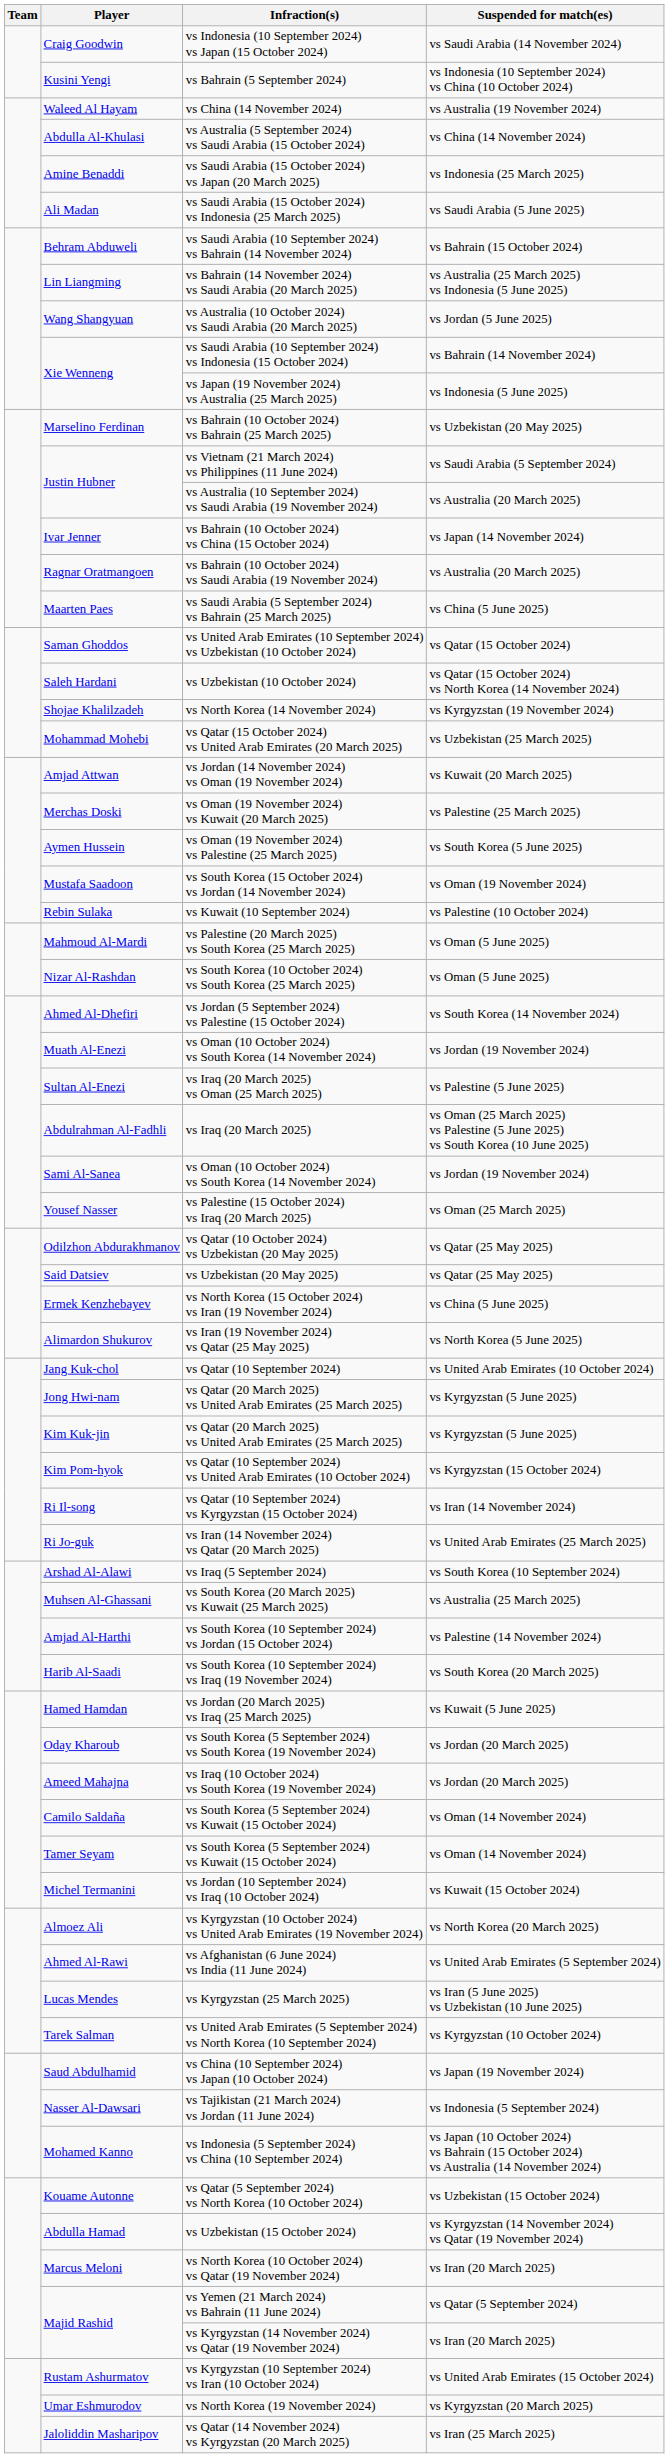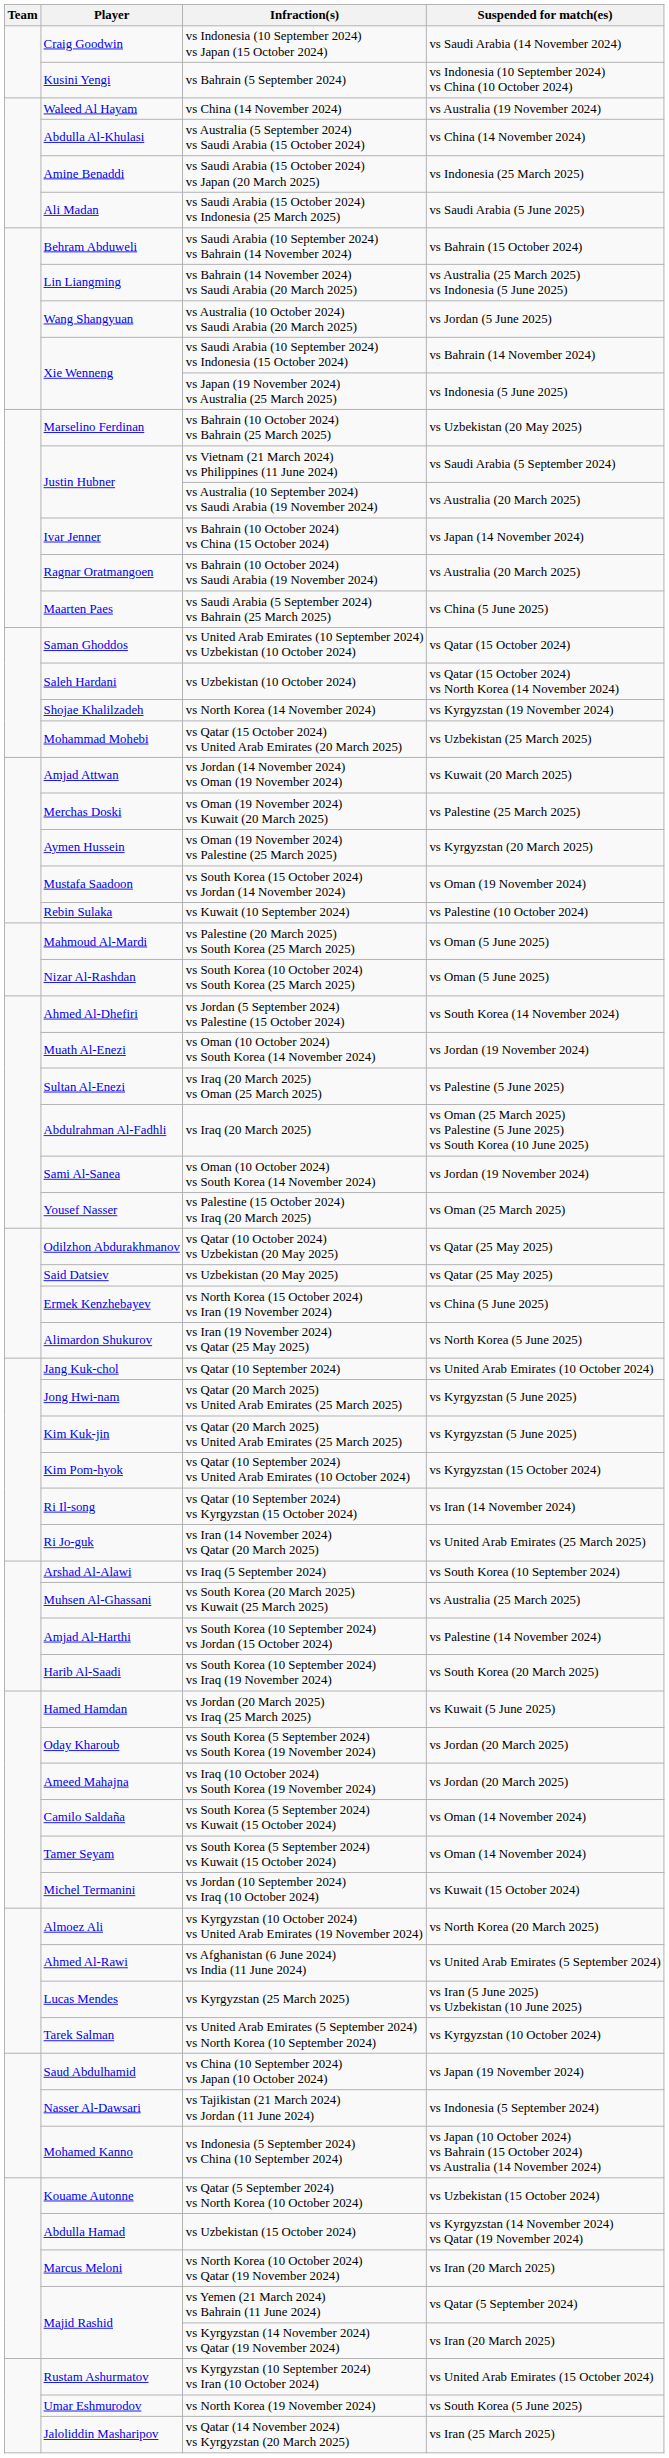(506, 848) vs South Korea (5 June 2025) -> (511, 848) vs Kyrgyzstan (20 March 2025)
(511, 2405) vs Kyrgyzstan (20 March 2025) -> (506, 2405) vs South Korea (5 June 2025)
